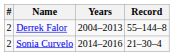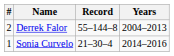columns swapped: (100, 12) <-> (147, 12)
(9, 43) 2 -> (9, 43) 1
